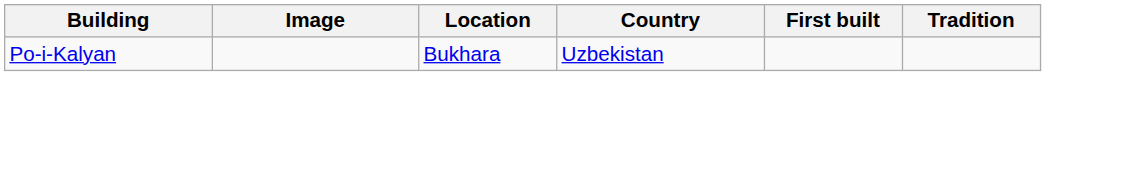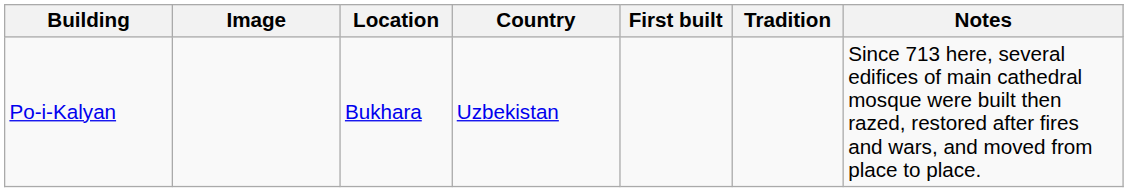+ column: (983, 20)
